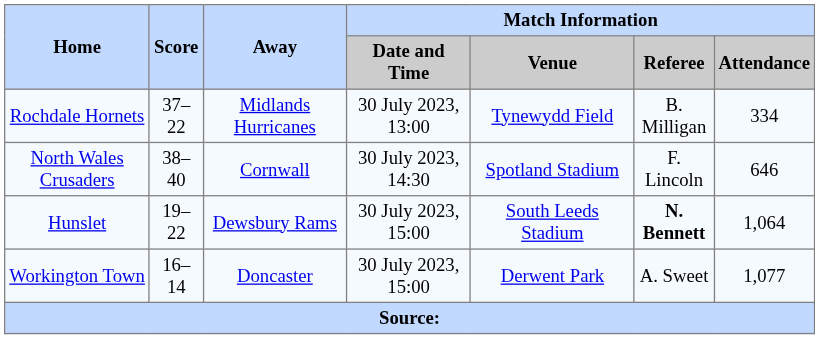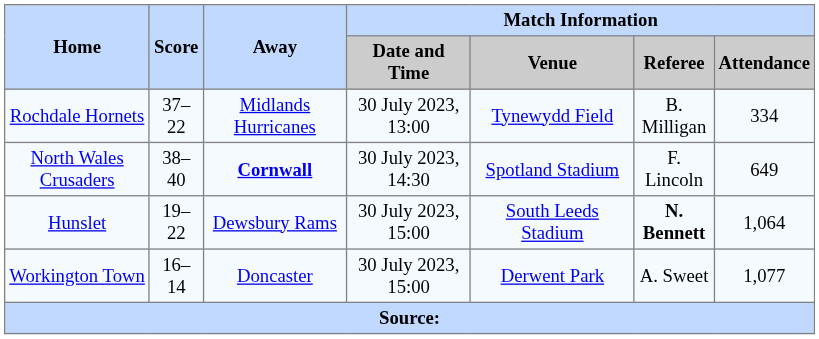(275, 168) normal -> (275, 168) bold
(764, 168) 646 -> (764, 168) 649
